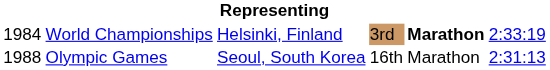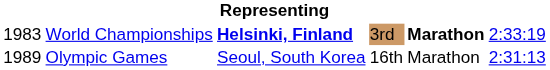(22, 34) 1984 -> (22, 34) 1983
(280, 34) normal -> (285, 34) bold
(22, 57) 1988 -> (22, 57) 1989
